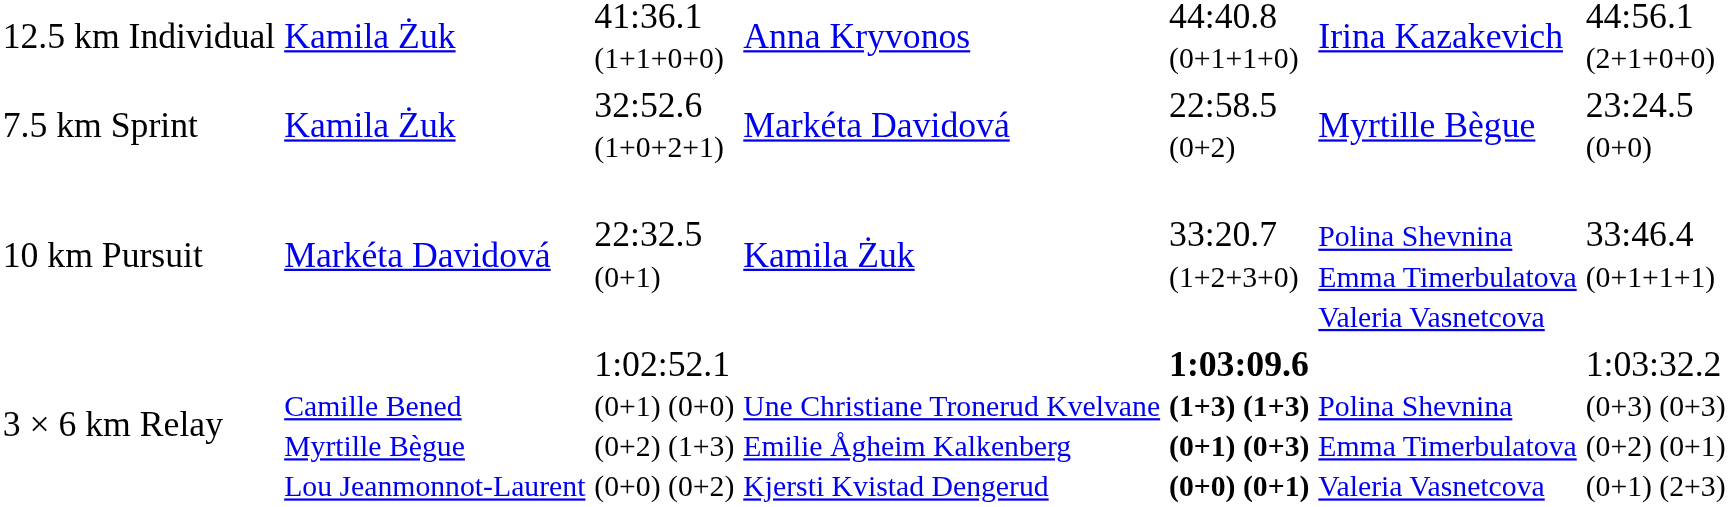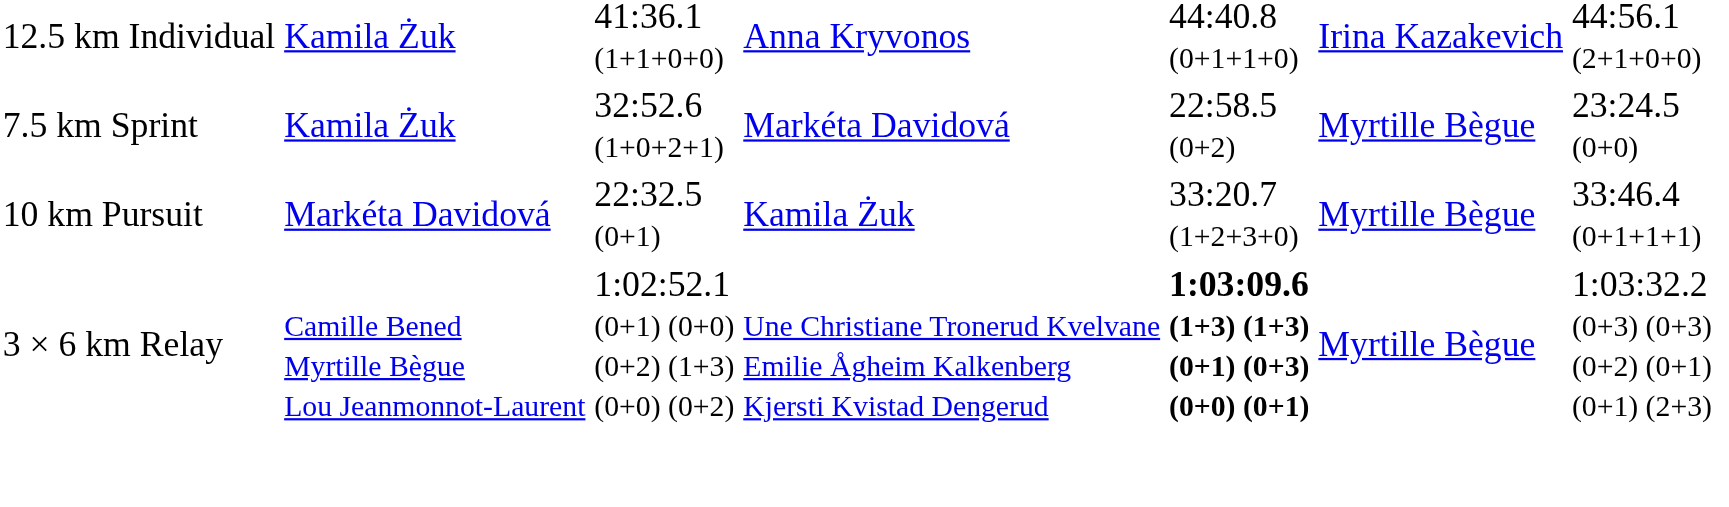(1448, 277) Polina Shevnina Emma Timerbulatova Valeria Vasnetcova -> (1427, 214) Myrtille Bègue
(1448, 446) Polina Shevnina Emma Timerbulatova Valeria Vasnetcova -> (1427, 343) Myrtille Bègue
